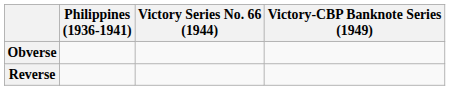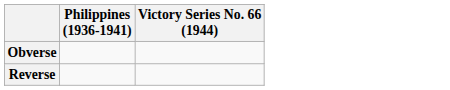- column: (355, 23)
